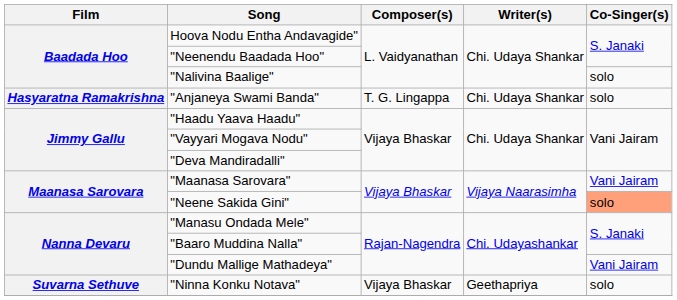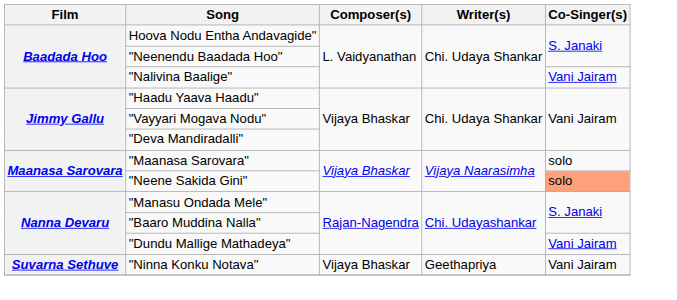(602, 77) solo -> (582, 77) Vani Jairam
- row: (245, 98)
(624, 181) Vani Jairam -> (560, 160) solo
(602, 285) solo -> (582, 264) Vani Jairam
